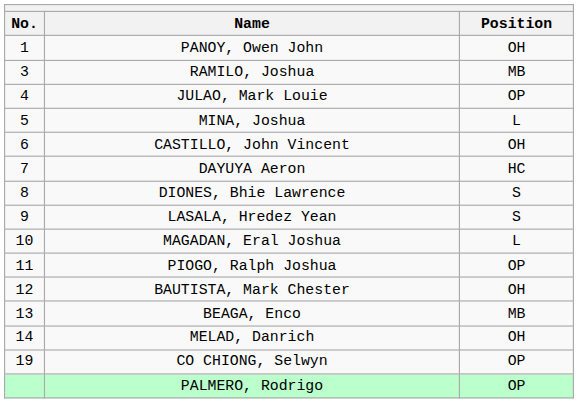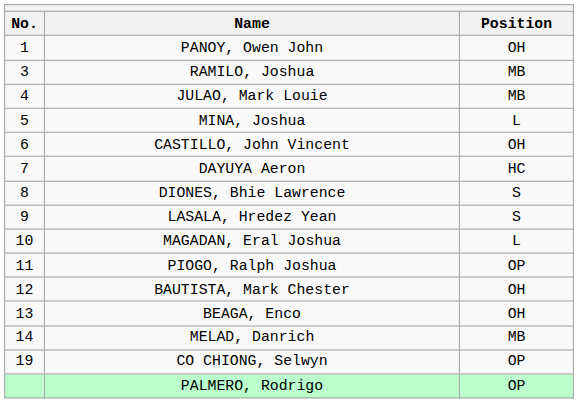(517, 96) OP -> (517, 96) MB
(517, 314) MB -> (517, 314) OH
(517, 338) OH -> (517, 338) MB
